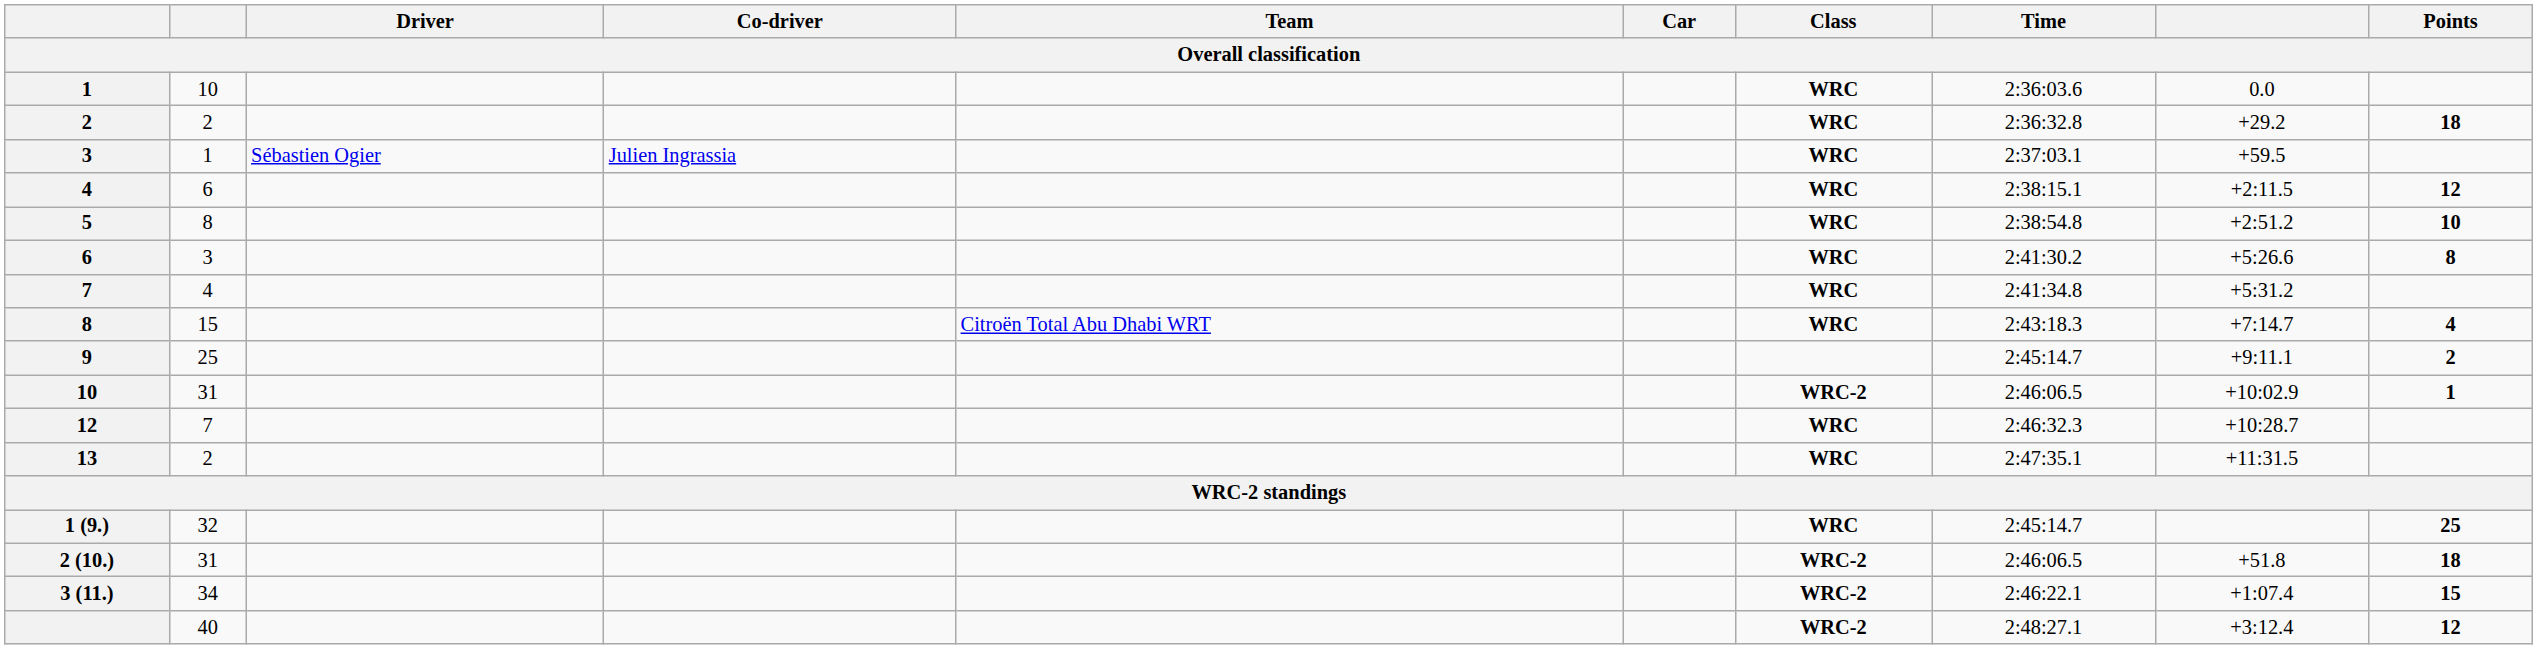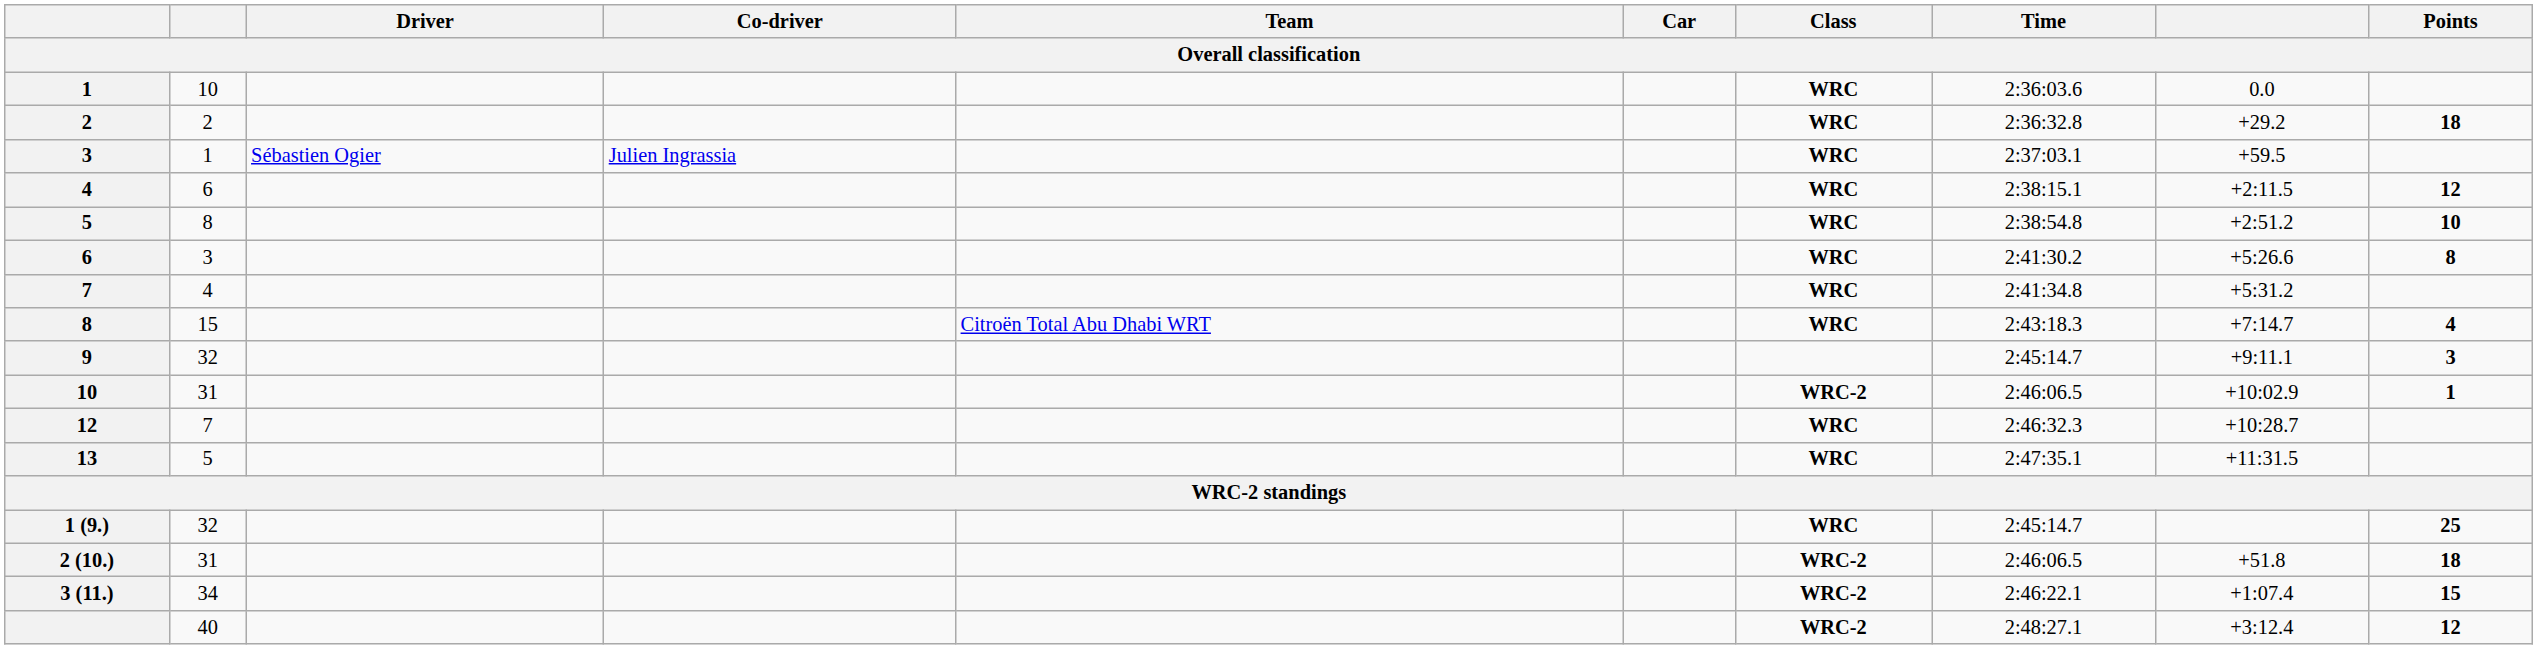(208, 357) 25 -> (208, 357) 32
(2451, 357) 2 -> (2451, 357) 3
(208, 458) 2 -> (208, 458) 5
